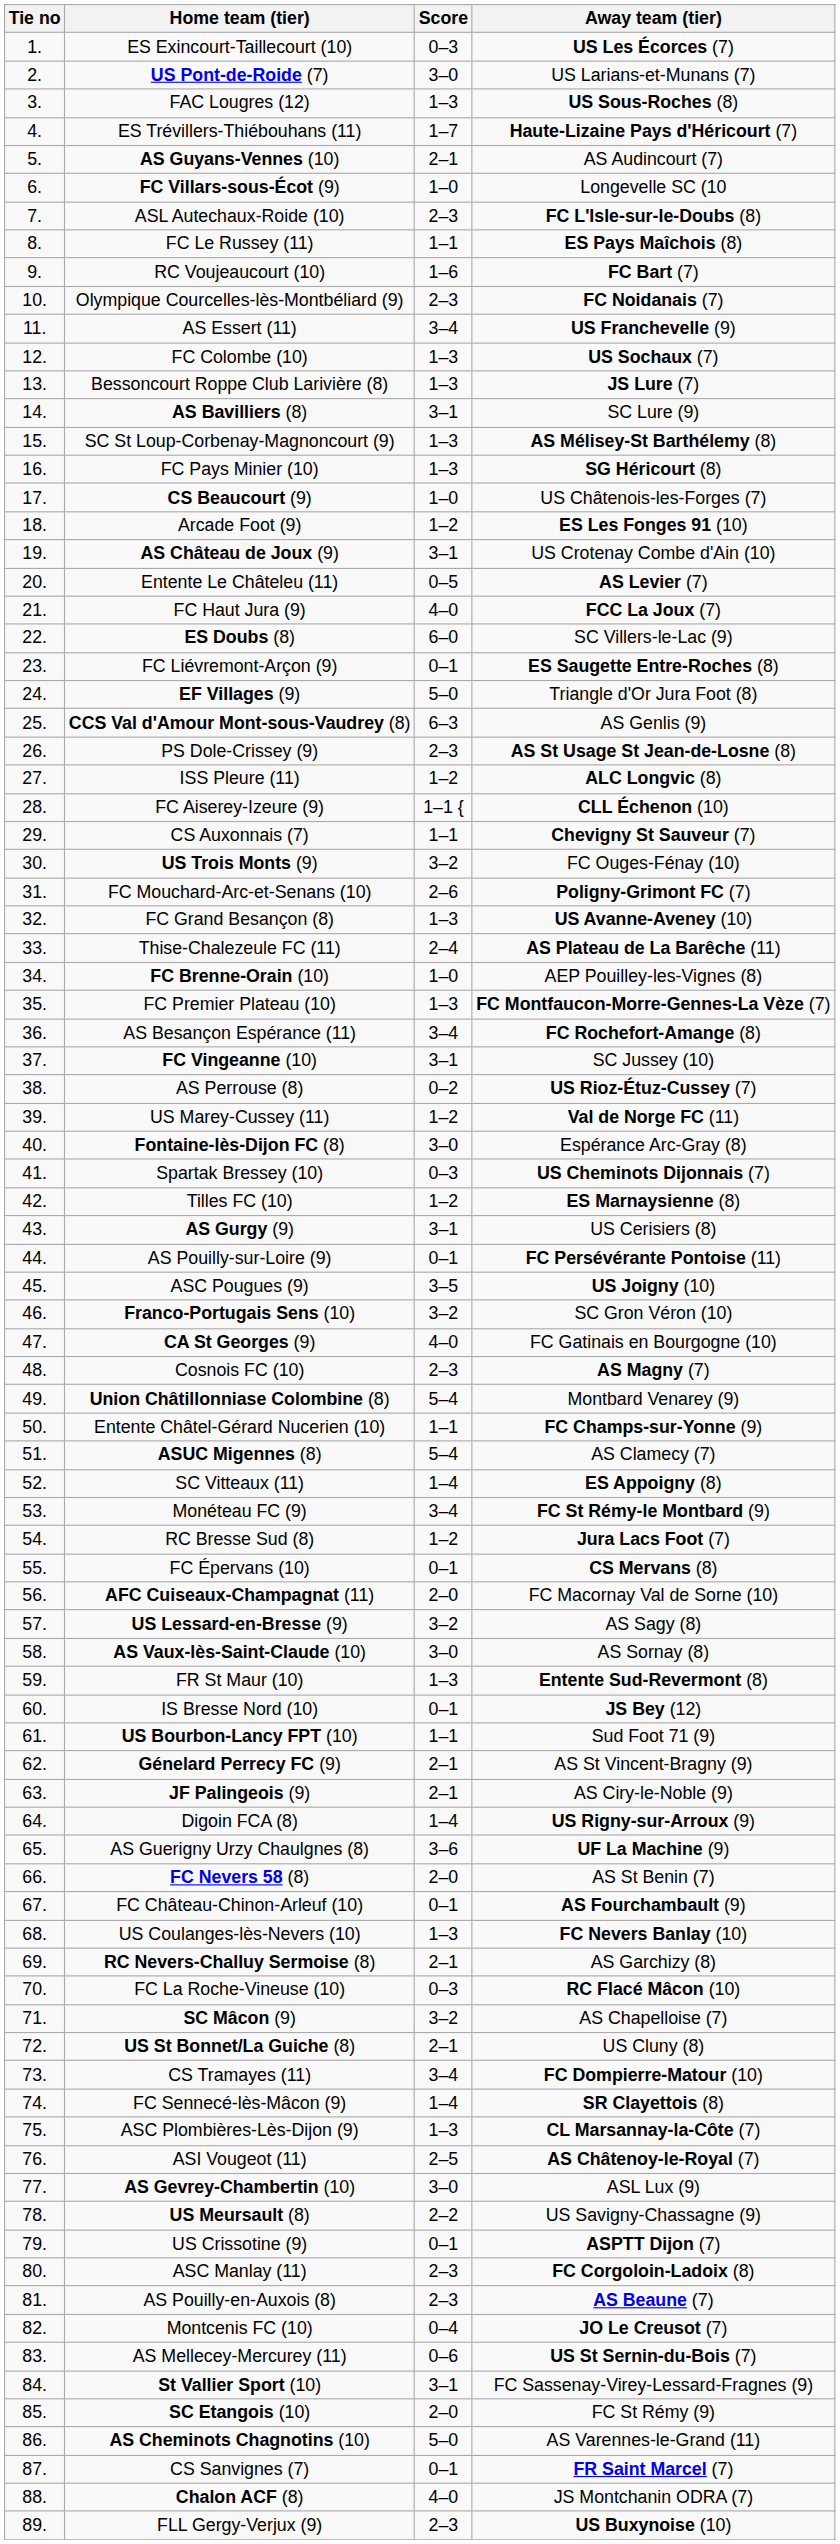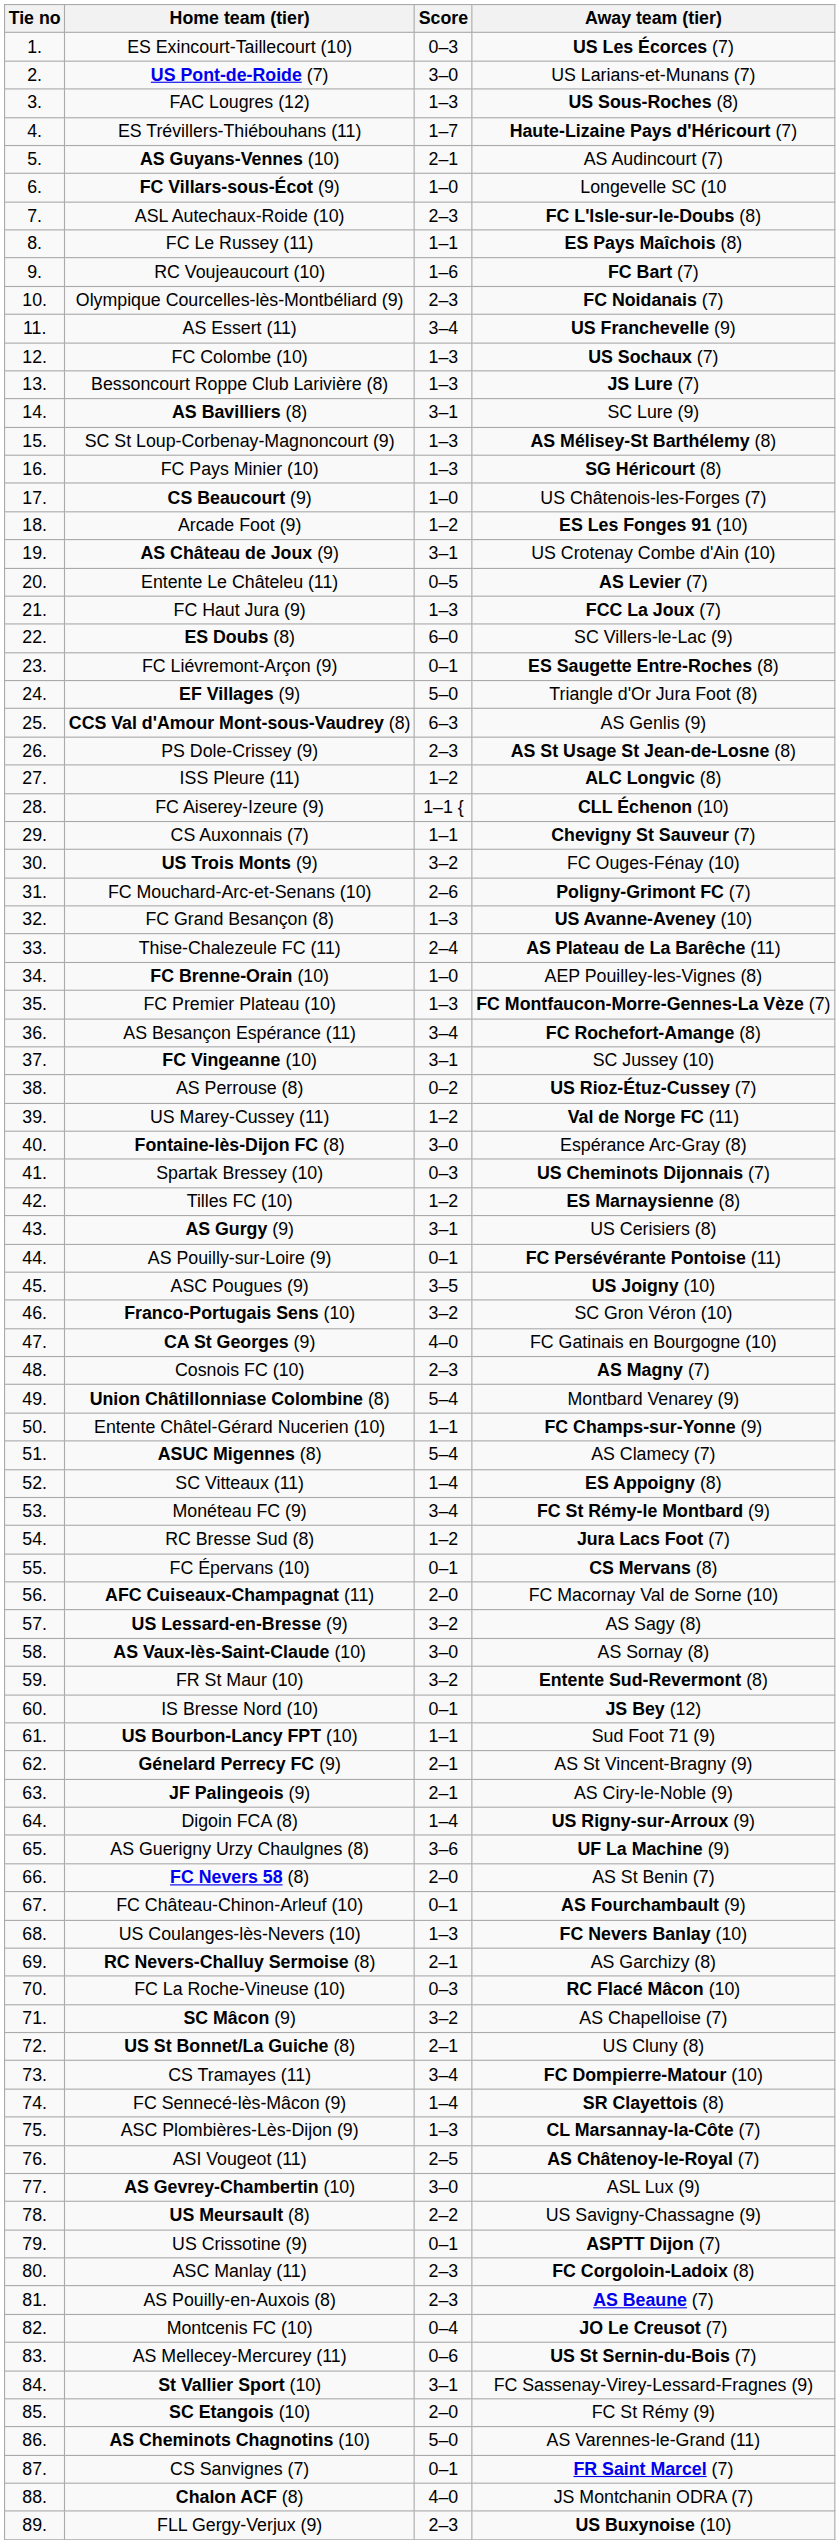(443, 610) 4–0 -> (443, 610) 1–3
(443, 1680) 1–3 -> (443, 1680) 3–2
